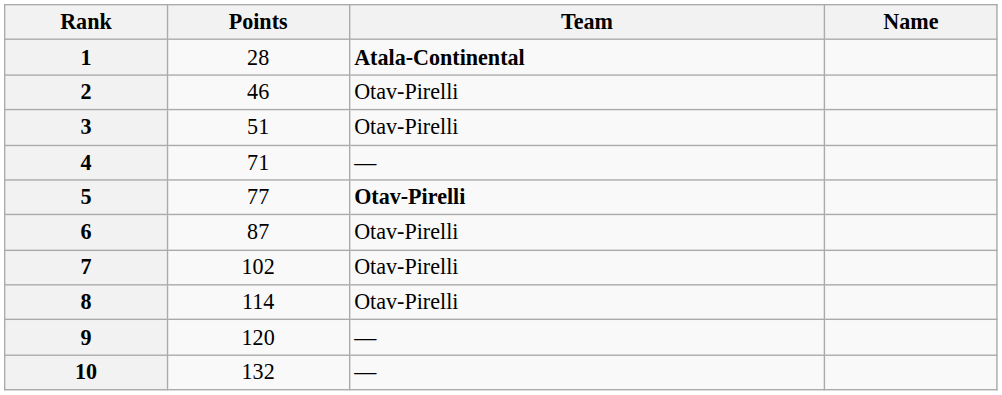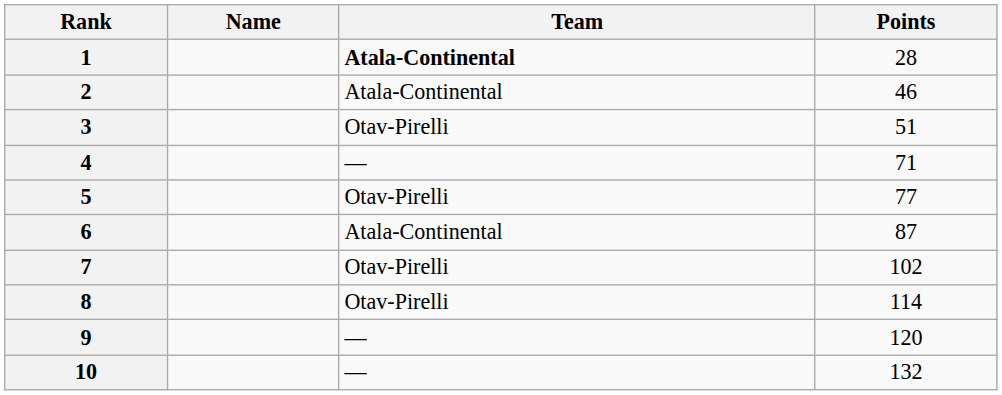columns swapped: (911, 22) <-> (258, 22)
(406, 92) Otav-Pirelli -> (423, 92) Atala-Continental
(410, 197) bold -> (397, 197) normal
(406, 232) Otav-Pirelli -> (423, 232) Atala-Continental
